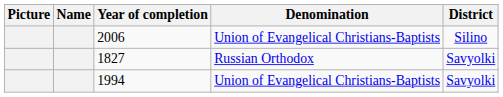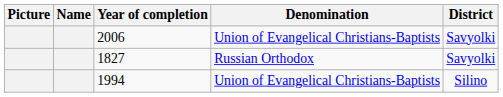(471, 37) Silino -> (471, 37) Savyolki
(471, 80) Savyolki -> (471, 80) Silino
